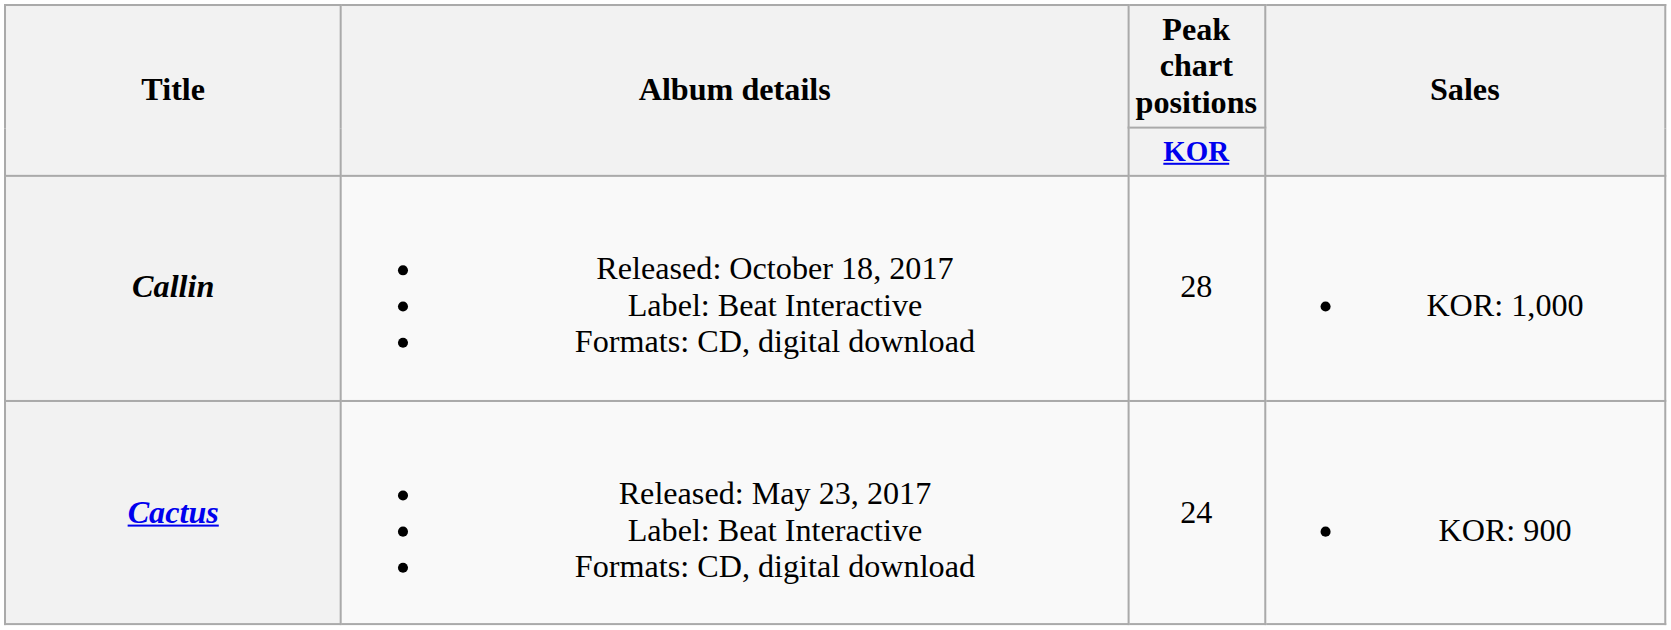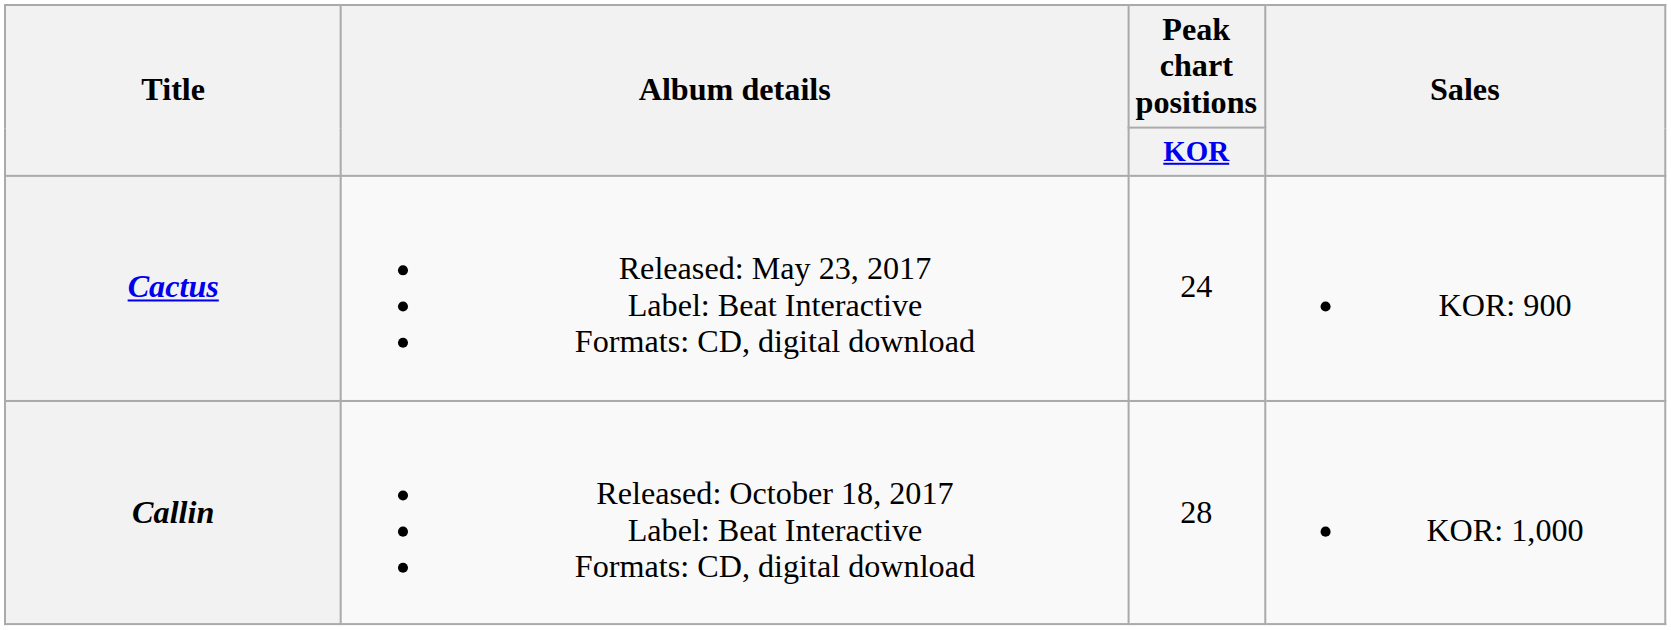rows swapped: (173, 511) <-> (173, 287)
